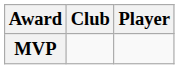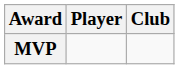columns swapped: (144, 19) <-> (90, 19)
